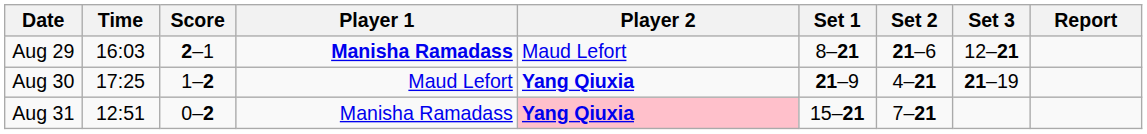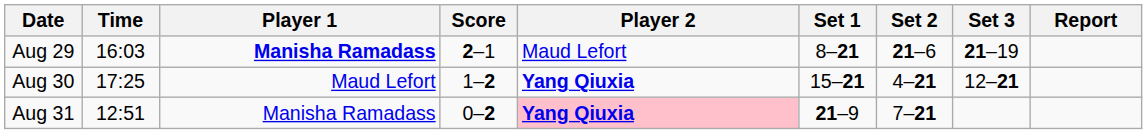columns swapped: (377, 21) <-> (198, 21)
(992, 51) 12–21 -> (992, 51) 21–19
(837, 82) 21–9 -> (837, 82) 15–21
(992, 82) 21–19 -> (992, 82) 12–21
(837, 113) 15–21 -> (837, 113) 21–9
